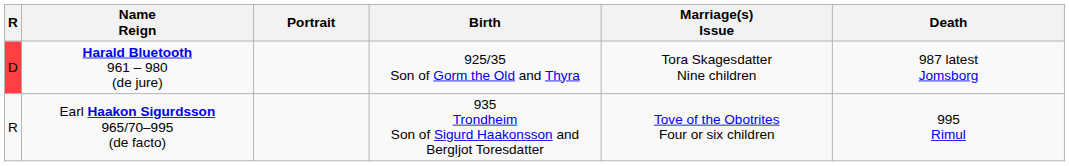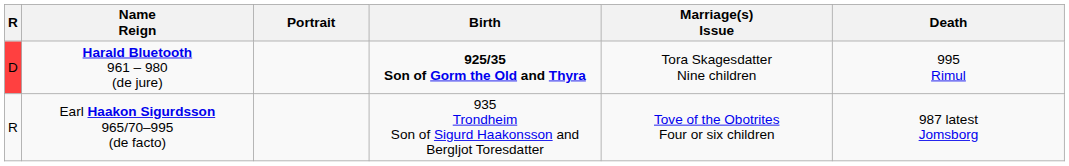(485, 67) normal -> (485, 67) bold
(948, 67) 987 latest Jomsborg -> (948, 67) 995 Rimul
(948, 127) 995 Rimul -> (948, 127) 987 latest Jomsborg
